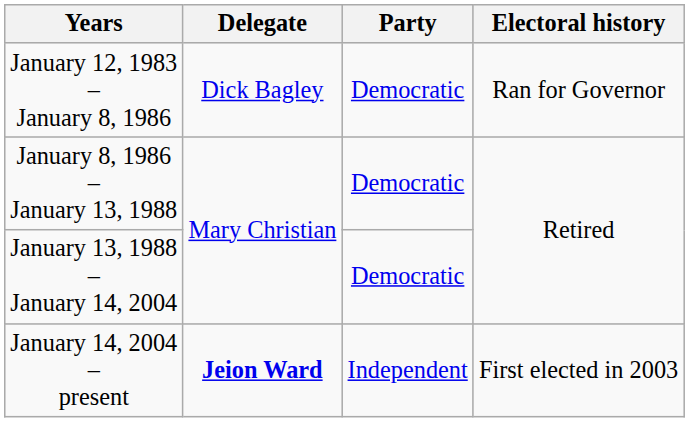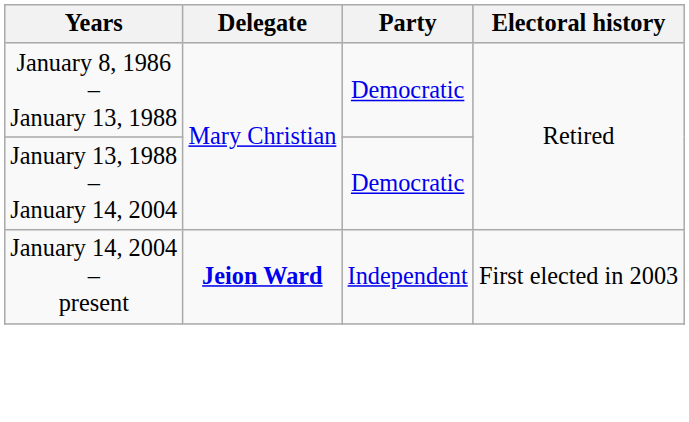- row: (94, 89)
